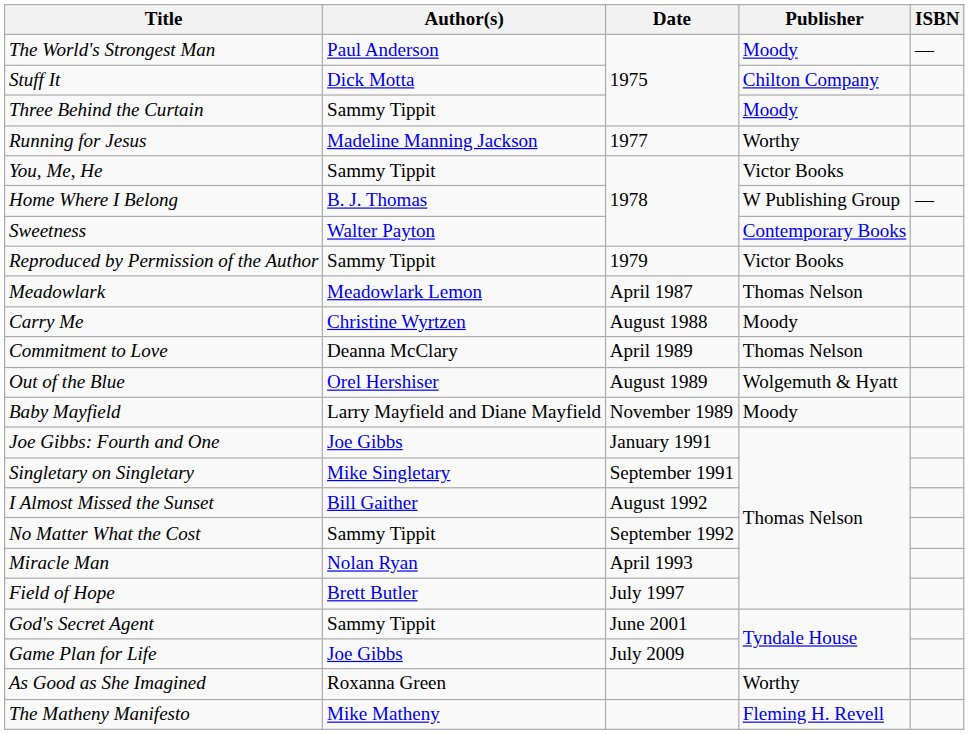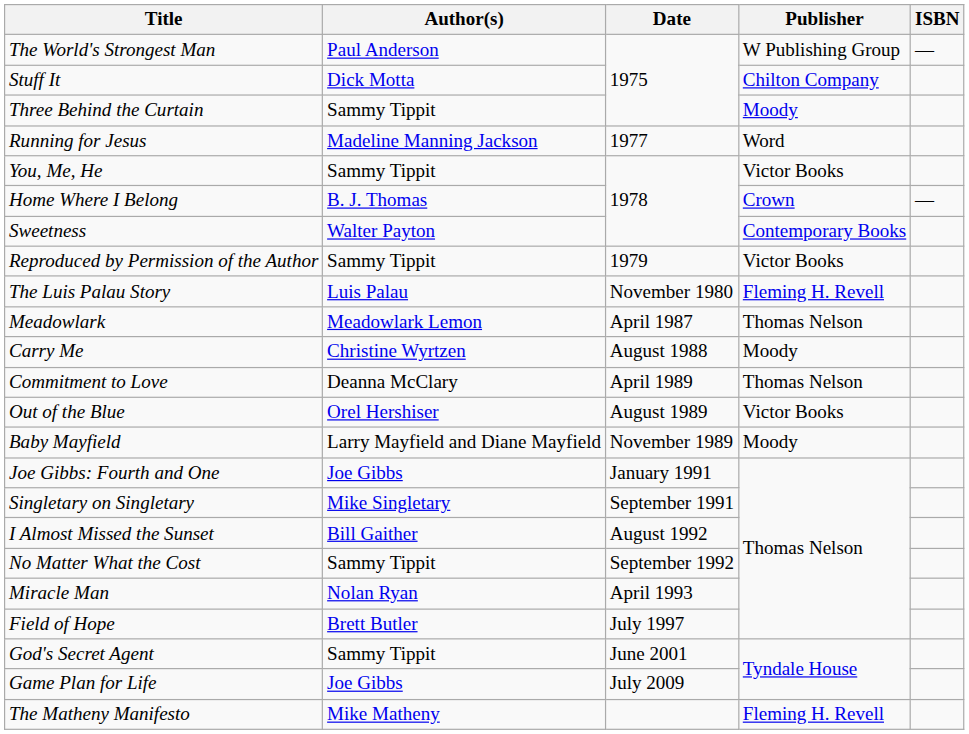(770, 49) Moody -> (821, 49) W Publishing Group
(771, 140) Worthy -> (764, 140) Word
(821, 200) W Publishing Group -> (769, 200) Crown
+ row: (90, 291)
(820, 381) Wolgemuth & Hyatt -> (793, 412) Victor Books
- row: (107, 683)
